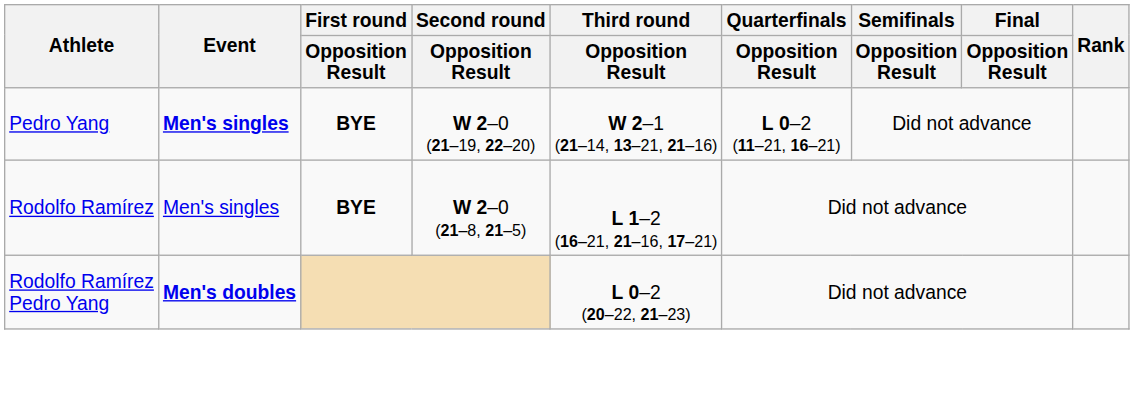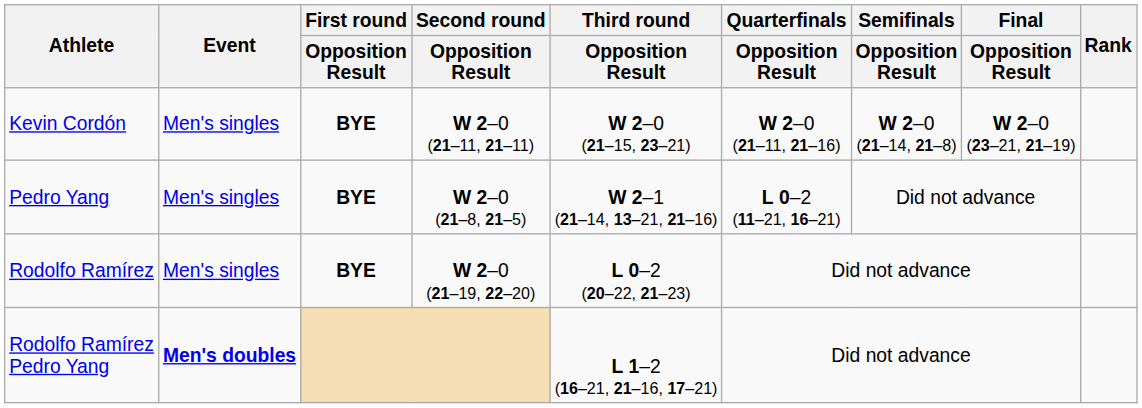+ row: (68, 124)
(226, 124) bold -> (221, 198) normal
(481, 135) W 2–0 (21–19, 22–20) -> (481, 208) W 2–0 (21–8, 21–5)
(481, 219) W 2–0 (21–8, 21–5) -> (481, 282) W 2–0 (21–19, 22–20)
(636, 230) L 1–2 (16–21, 21–16, 17–21) -> (636, 282) L 0–2 (20–22, 21–23)
(636, 303) L 0–2 (20–22, 21–23) -> (636, 376) L 1–2 (16–21, 21–16, 17–21)
